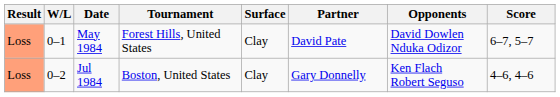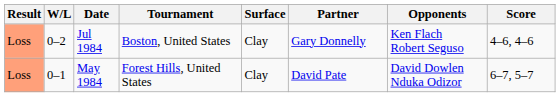rows swapped: (90, 41) <-> (90, 75)
